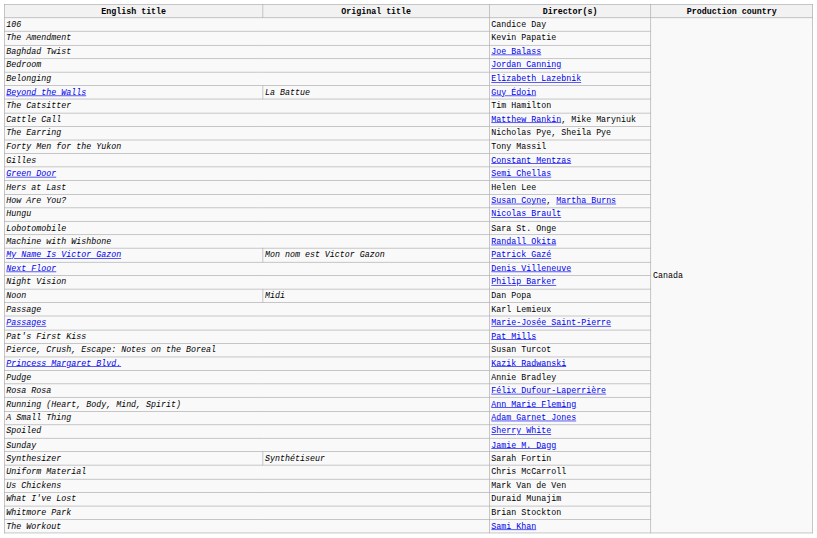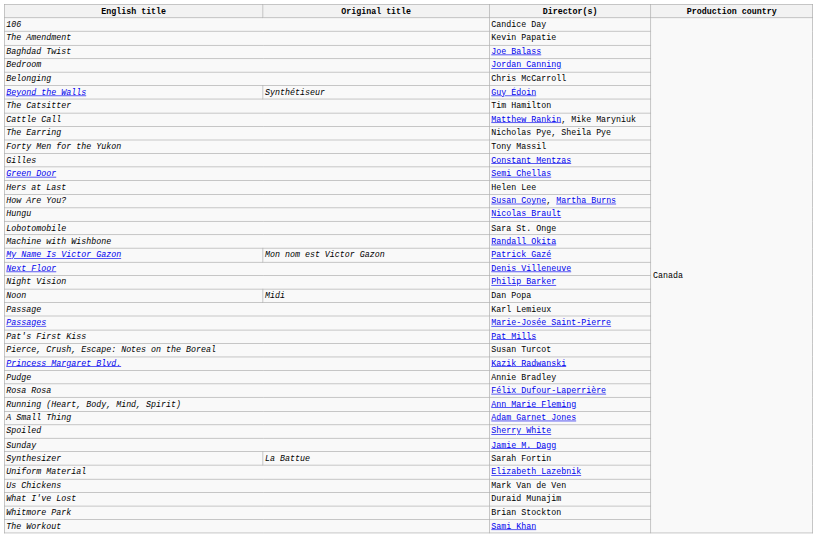(536, 79) Elizabeth Lazebnik -> (529, 79) Chris McCarroll
(287, 92) La Battue -> (295, 92) Synthétiseur
(295, 459) Synthétiseur -> (287, 459) La Battue
(529, 472) Chris McCarroll -> (536, 472) Elizabeth Lazebnik
